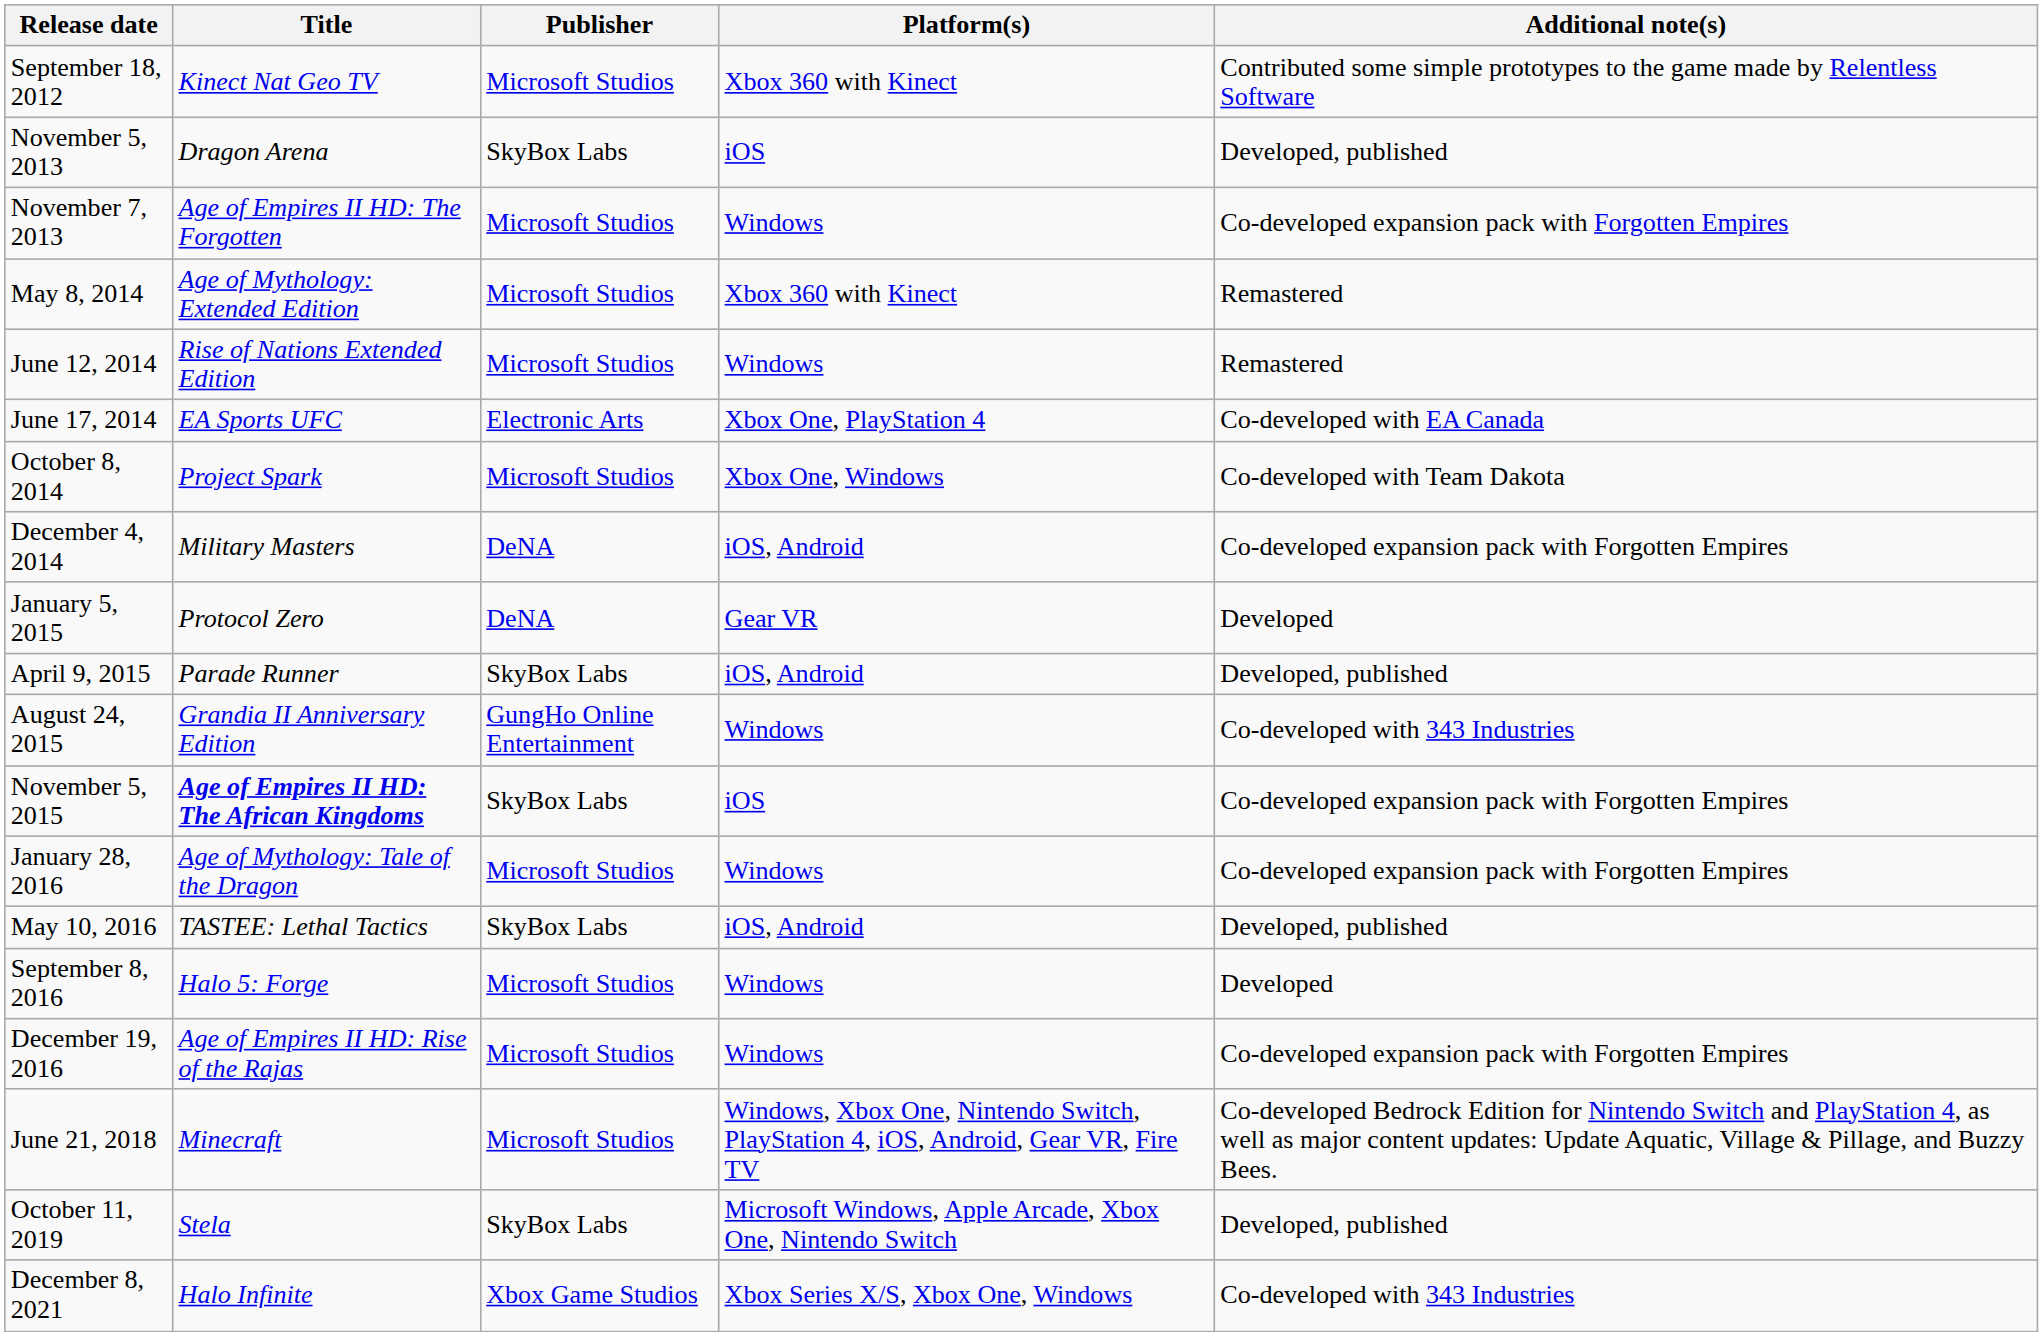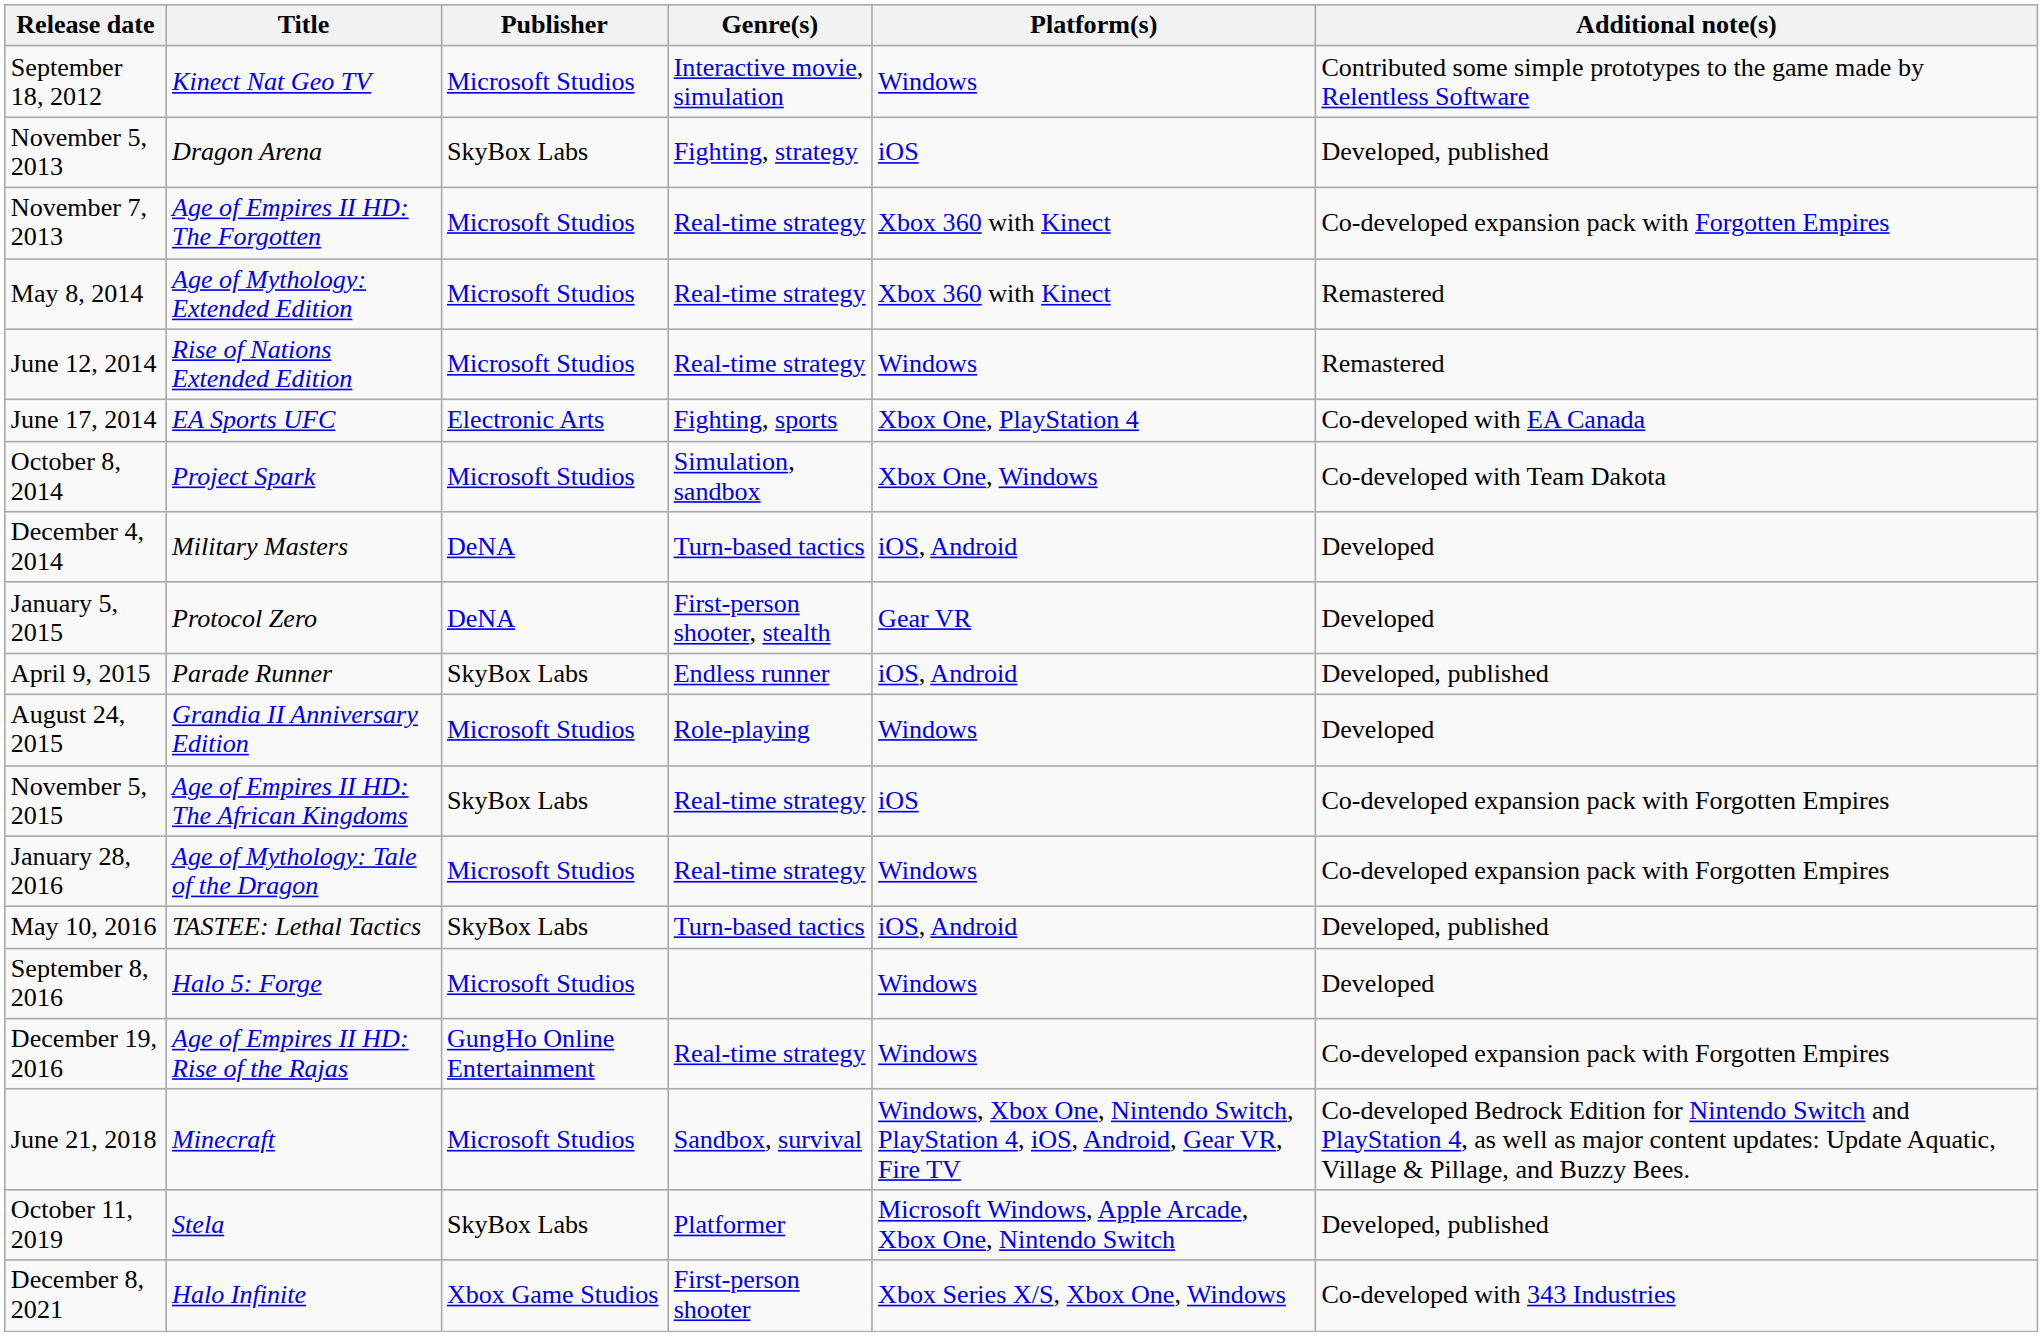+ column: (770, 25)
(841, 81) Xbox 360 with Kinect -> (928, 81) Windows
(774, 222) Windows -> (994, 222) Xbox 360 with Kinect
(1504, 546) Co-developed expansion pack with Forgotten Empires -> (1378, 546) Developed
(570, 729) GungHo Online Entertainment -> (541, 729) Microsoft Studios
(1397, 729) Co-developed with 343 Industries -> (1378, 729) Developed
(302, 800) bold -> (290, 800) normal
(580, 1053) Microsoft Studios -> (531, 1053) GungHo Online Entertainment
